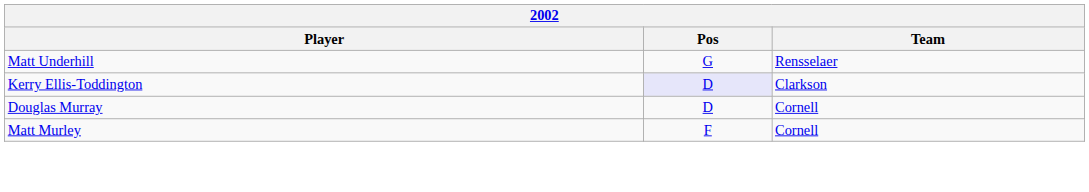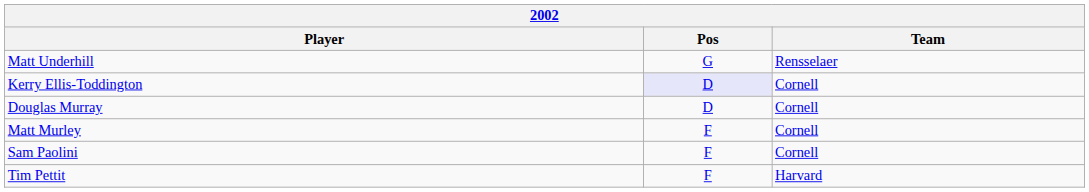(801, 84) Clarkson -> (797, 84) Cornell
+ row: (43, 152)
+ row: (37, 175)
